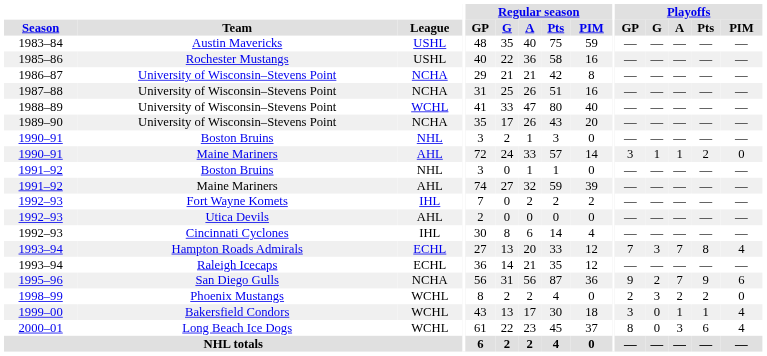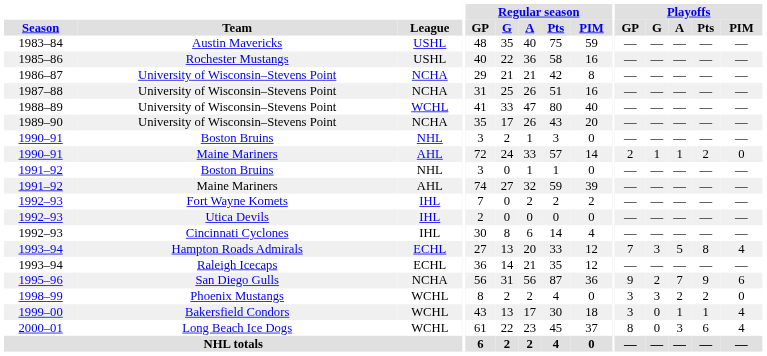(630, 154) 3 -> (630, 154) 2
(430, 217) AHL -> (430, 217) IHL
(680, 249) 7 -> (680, 249) 5
(630, 296) 2 -> (630, 296) 3
